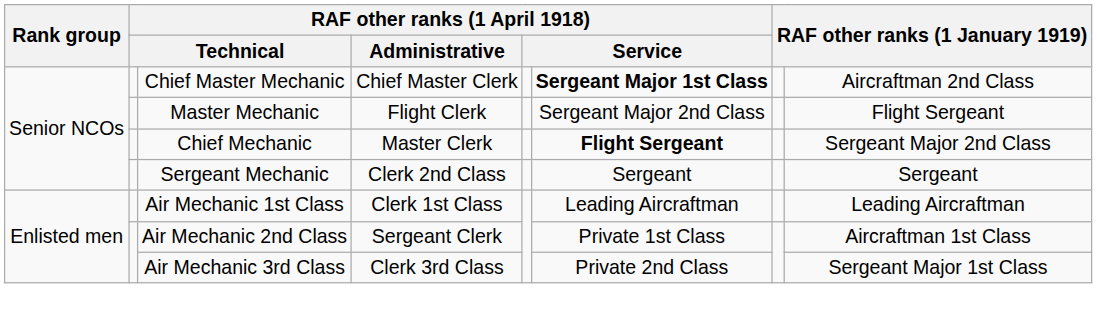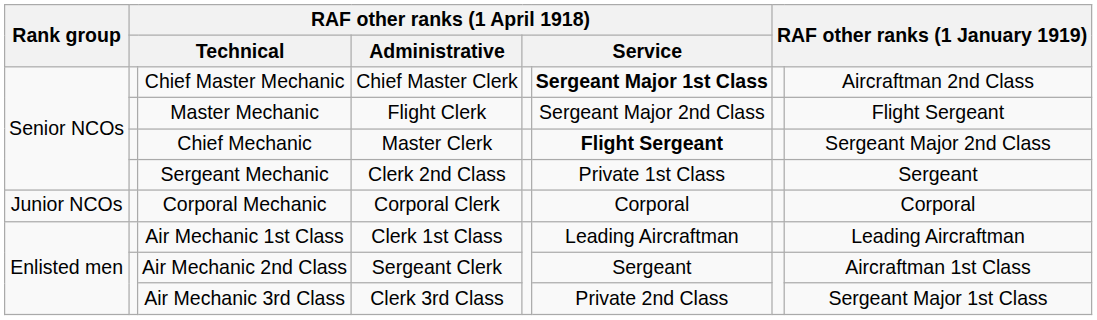(652, 174) Sergeant -> (652, 174) Private 1st Class
+ row: (245, 205)
(652, 236) Private 1st Class -> (652, 267) Sergeant
